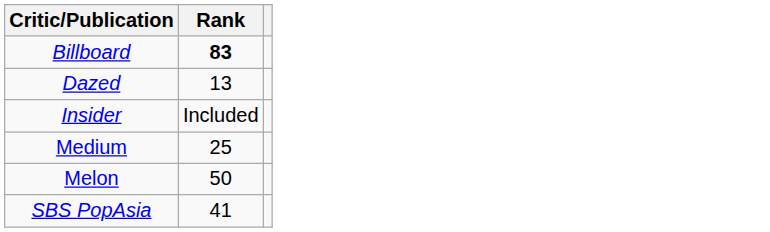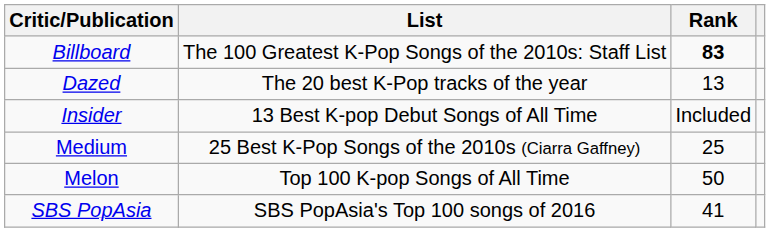+ column: (425, 20)
